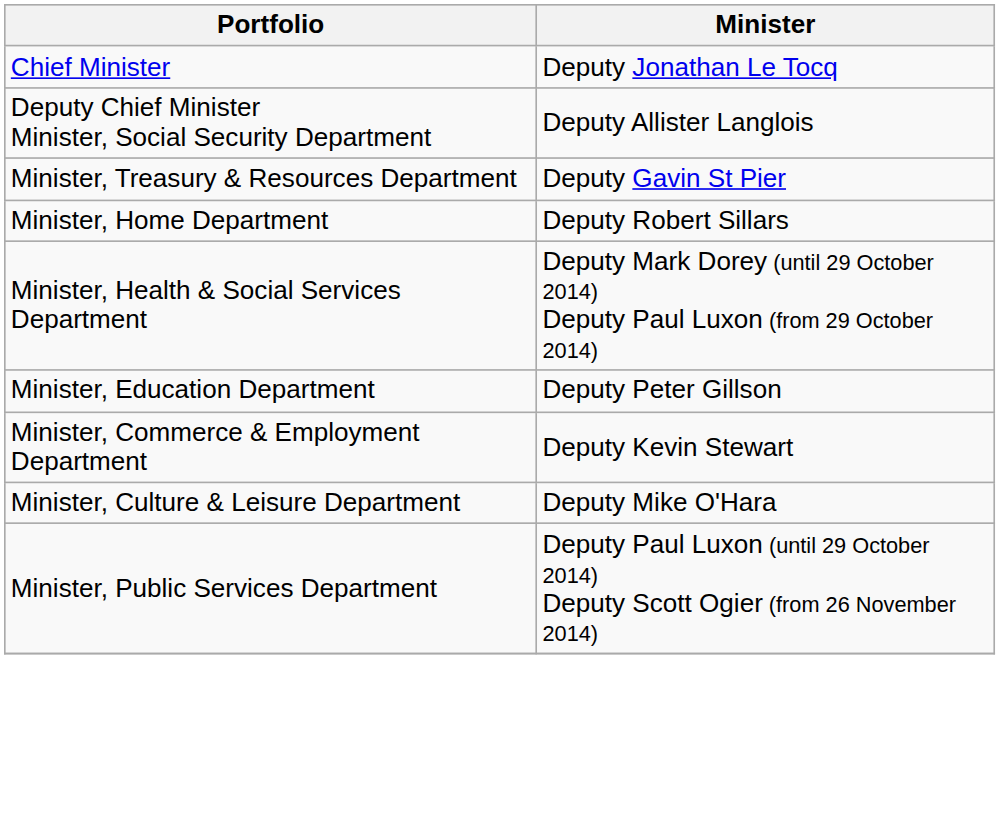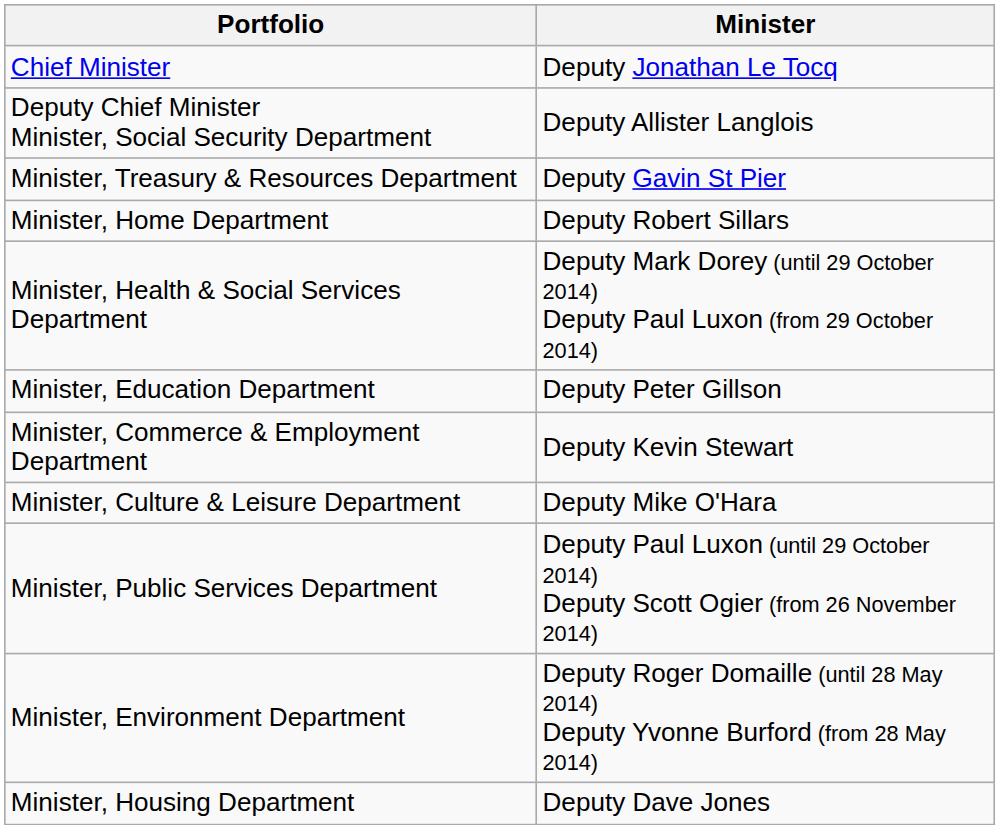+ row: (208, 717)
+ row: (183, 802)
